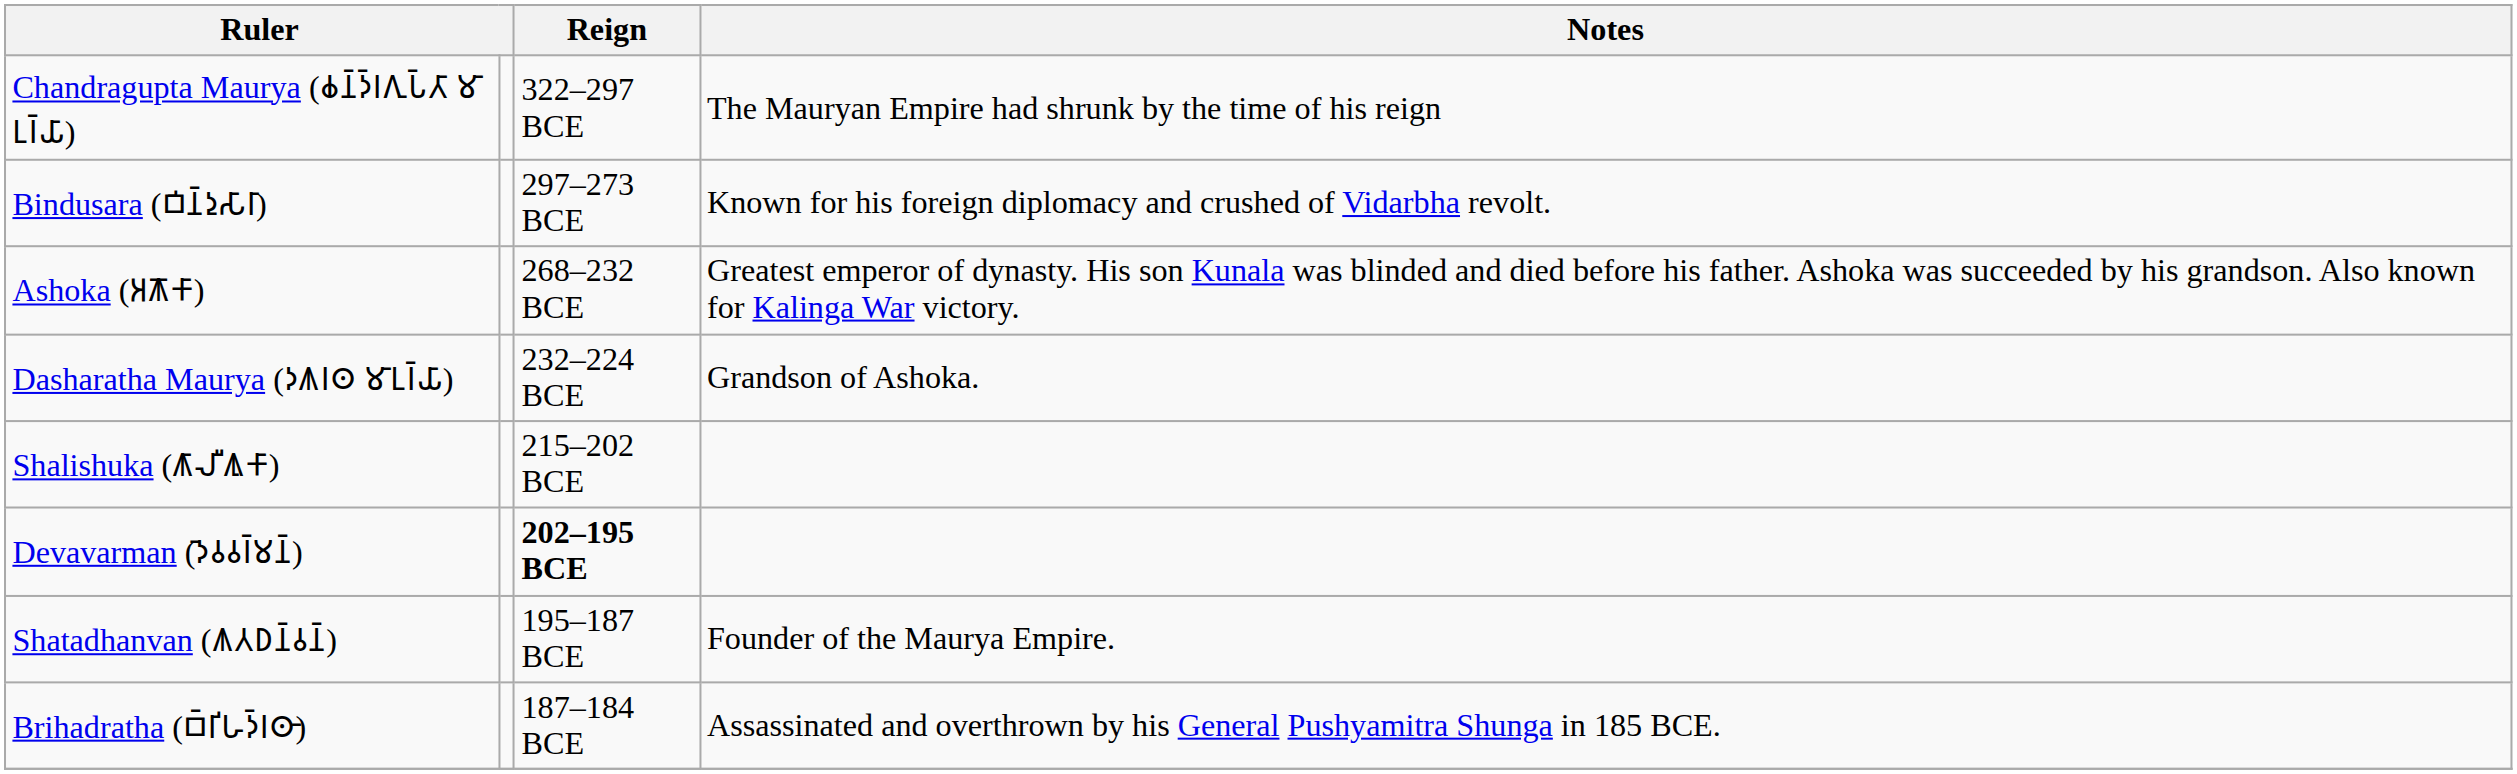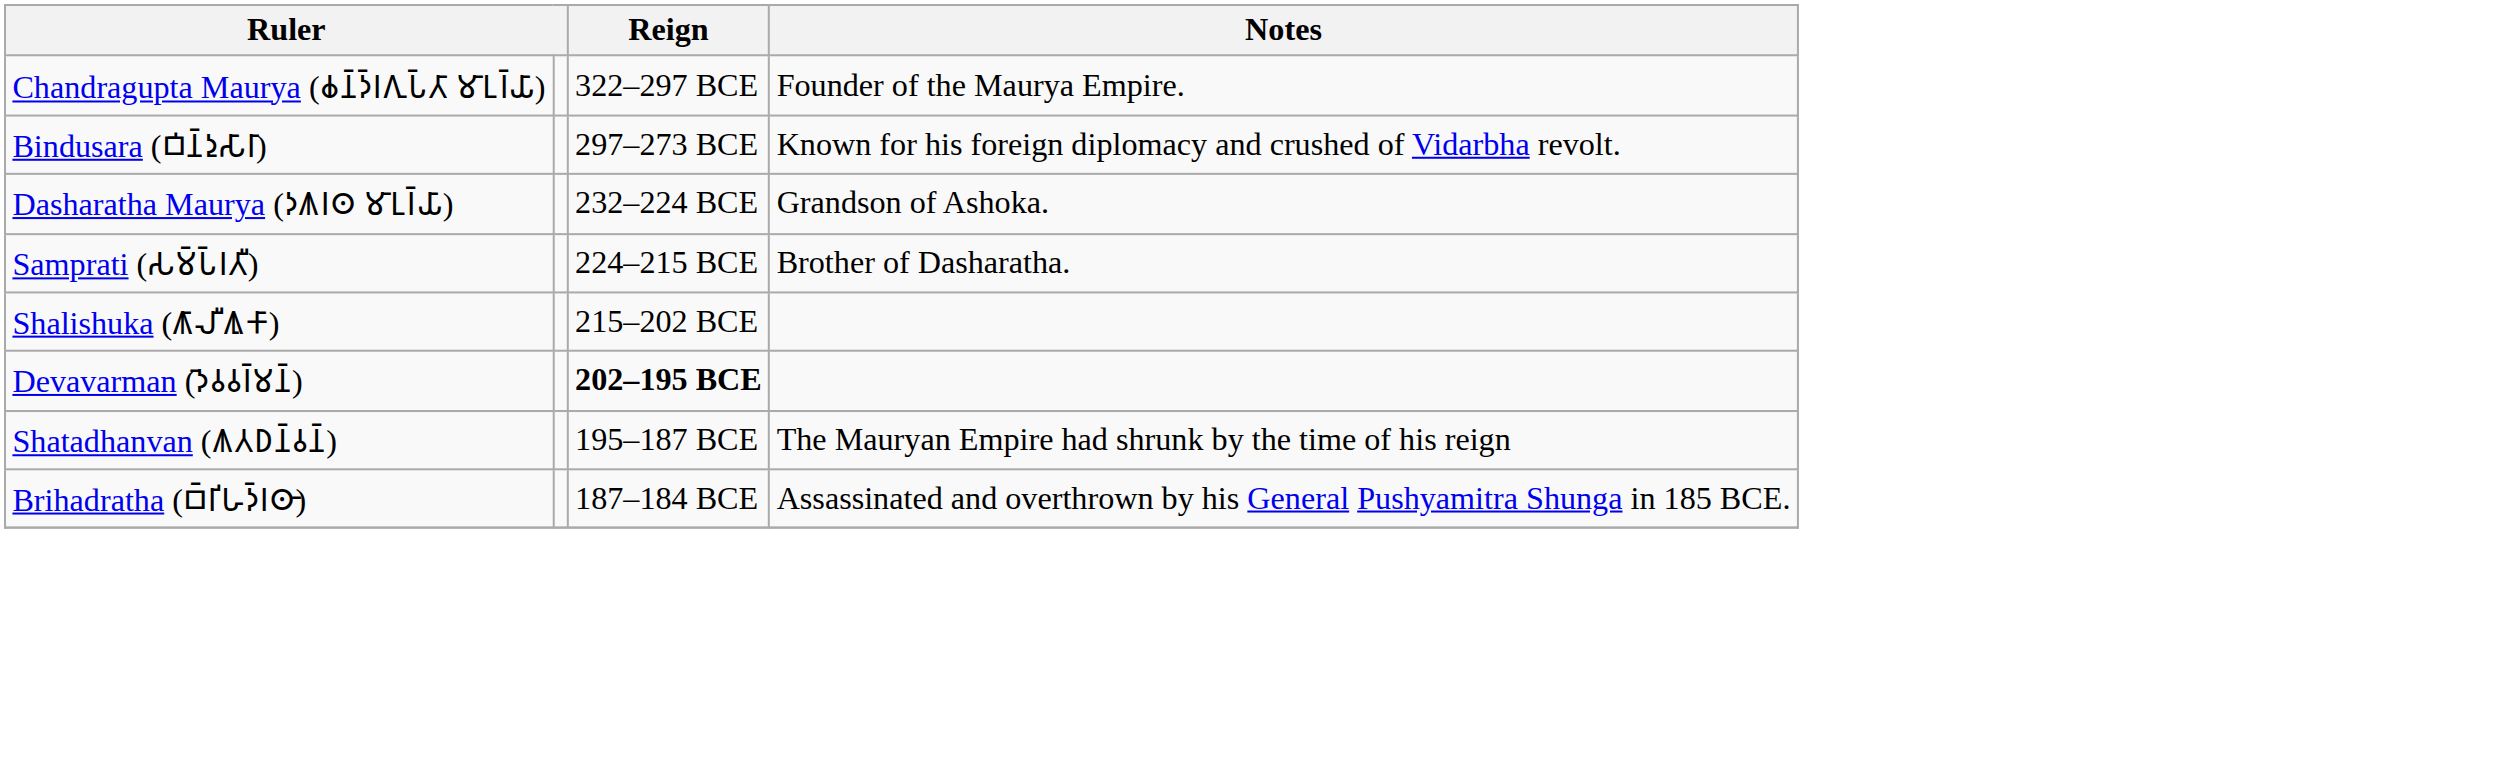(1074, 107) The Mauryan Empire had shrunk by the time of his reign -> (981, 85) Founder of the Maurya Empire.
- row: (108, 291)
+ row: (135, 264)
(911, 638) Founder of the Maurya Empire. -> (1144, 439) The Mauryan Empire had shrunk by the time of his reign
